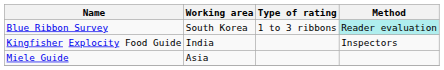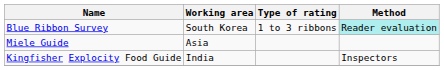rows swapped: (38, 58) <-> (94, 42)
